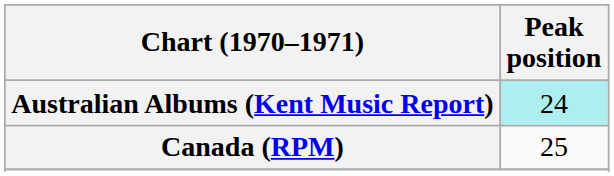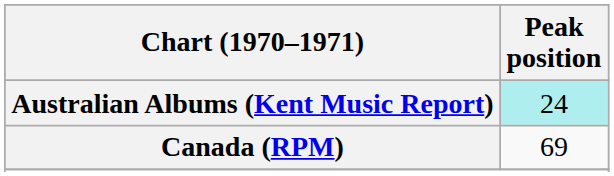(554, 147) 25 -> (554, 147) 69
